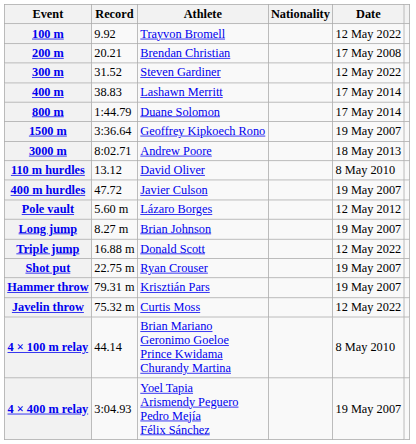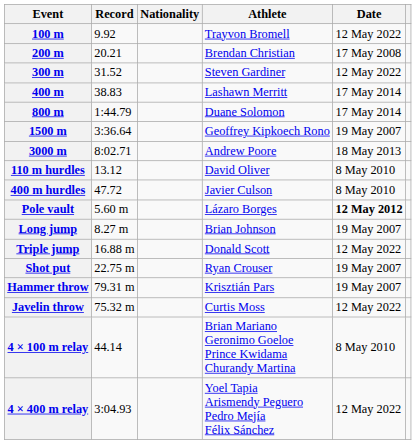columns swapped: (203, 14) <-> (300, 14)
(368, 190) 19 May 2007 -> (365, 190) 8 May 2010
(368, 209) normal -> (369, 209) bold
(368, 408) 19 May 2007 -> (368, 408) 12 May 2022
